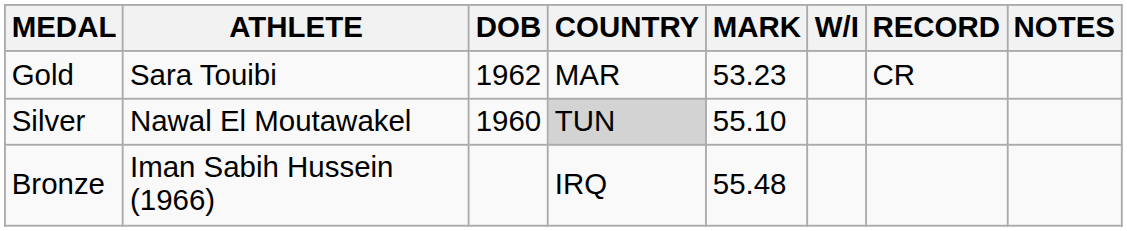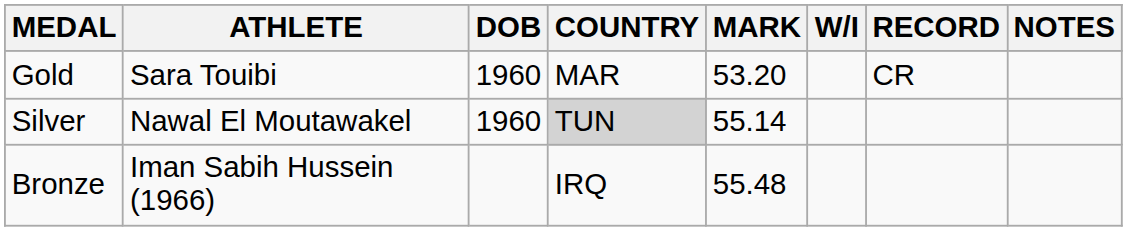(508, 74) 1962 -> (508, 74) 1960
(750, 74) 53.23 -> (750, 74) 53.20
(750, 121) 55.10 -> (750, 121) 55.14
